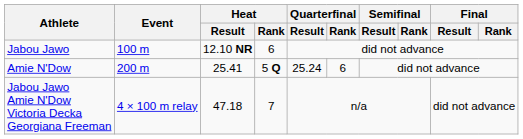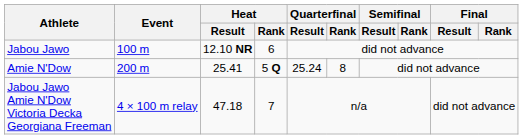(343, 68) 6 -> (343, 68) 8
